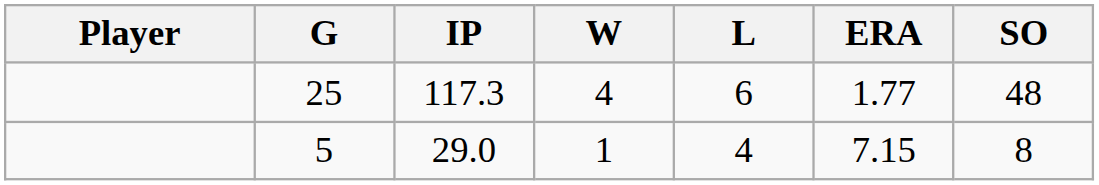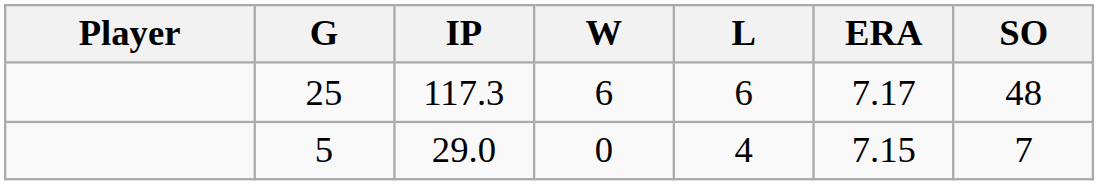(604, 91) 4 -> (604, 91) 6
(884, 91) 1.77 -> (884, 91) 7.17
(604, 149) 1 -> (604, 149) 0
(1024, 149) 8 -> (1024, 149) 7
